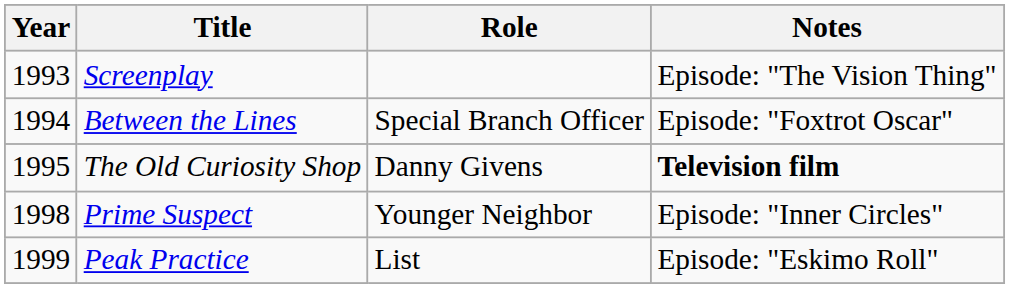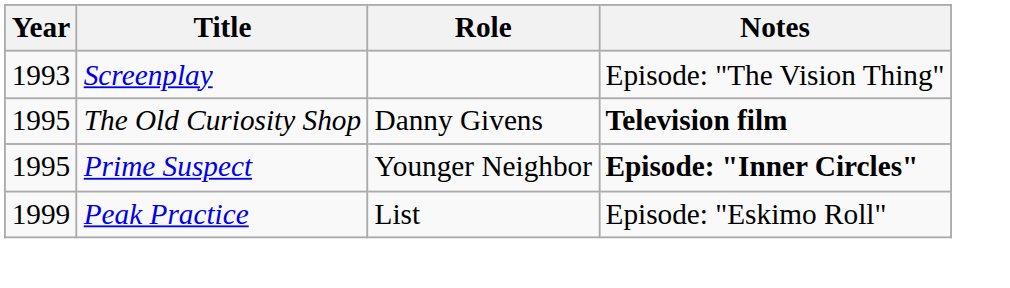- row: (190, 120)
(41, 213) 1998 -> (41, 167) 1995
(800, 213) normal -> (762, 167) bold
